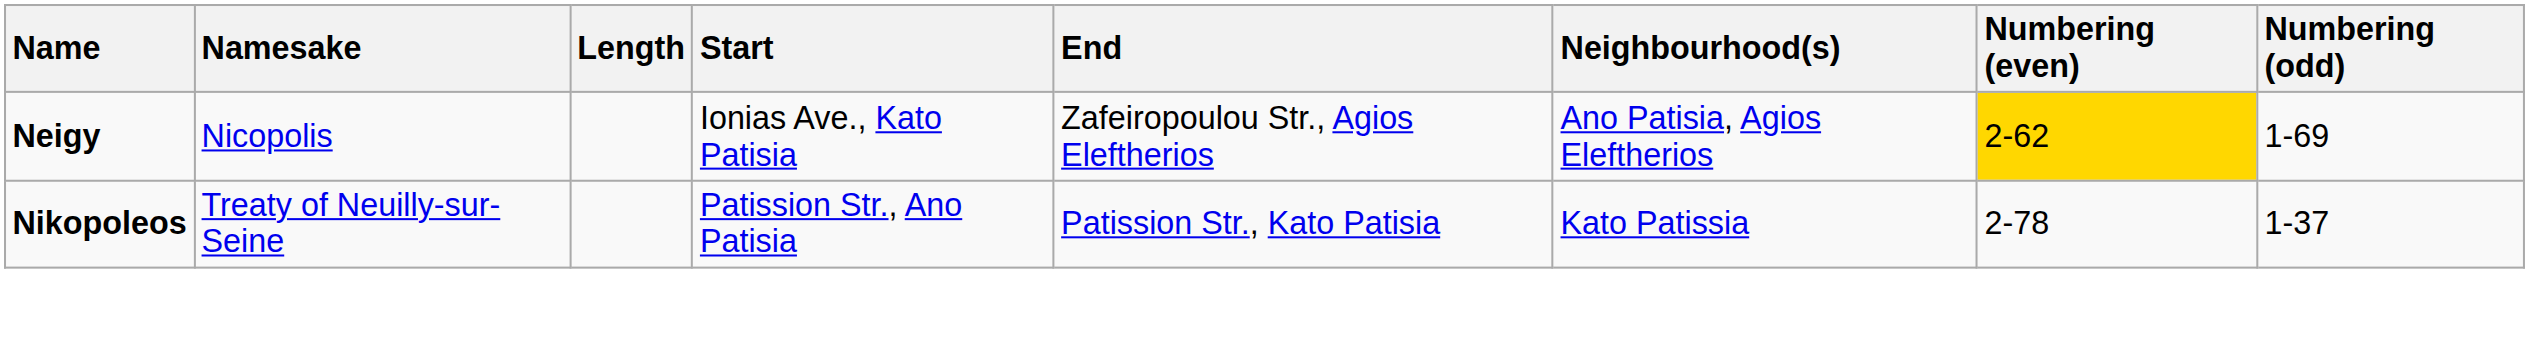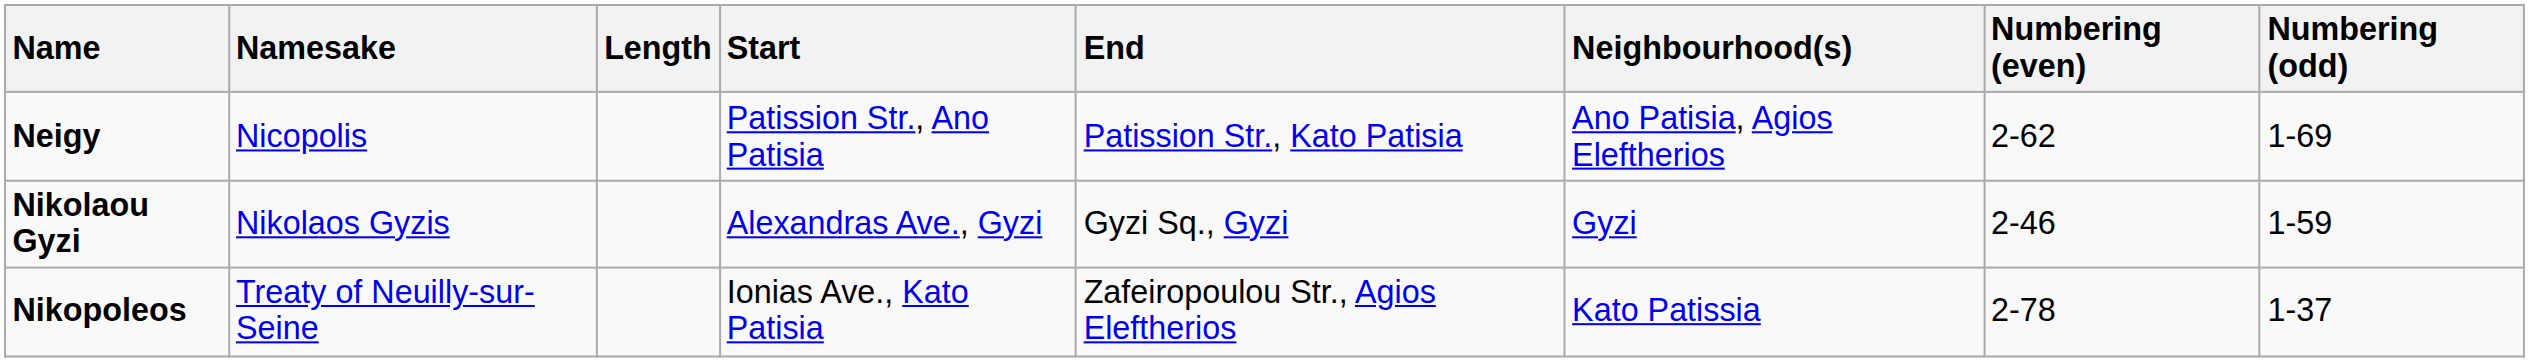(821, 135) Ionias Ave., Kato Patisia -> (858, 135) Patission Str., Ano Patisia
(1237, 135) Zafeiropoulou Str., Agios Eleftherios -> (1273, 135) Patission Str., Kato Patisia
(2017, 135) gold background -> (2023, 135) no background
+ row: (81, 223)
(831, 223) Patission Str., Ano Patisia -> (848, 311) Ionias Ave., Kato Patisia
(1251, 223) Patission Str., Kato Patisia -> (1260, 311) Zafeiropoulou Str., Agios Eleftherios
